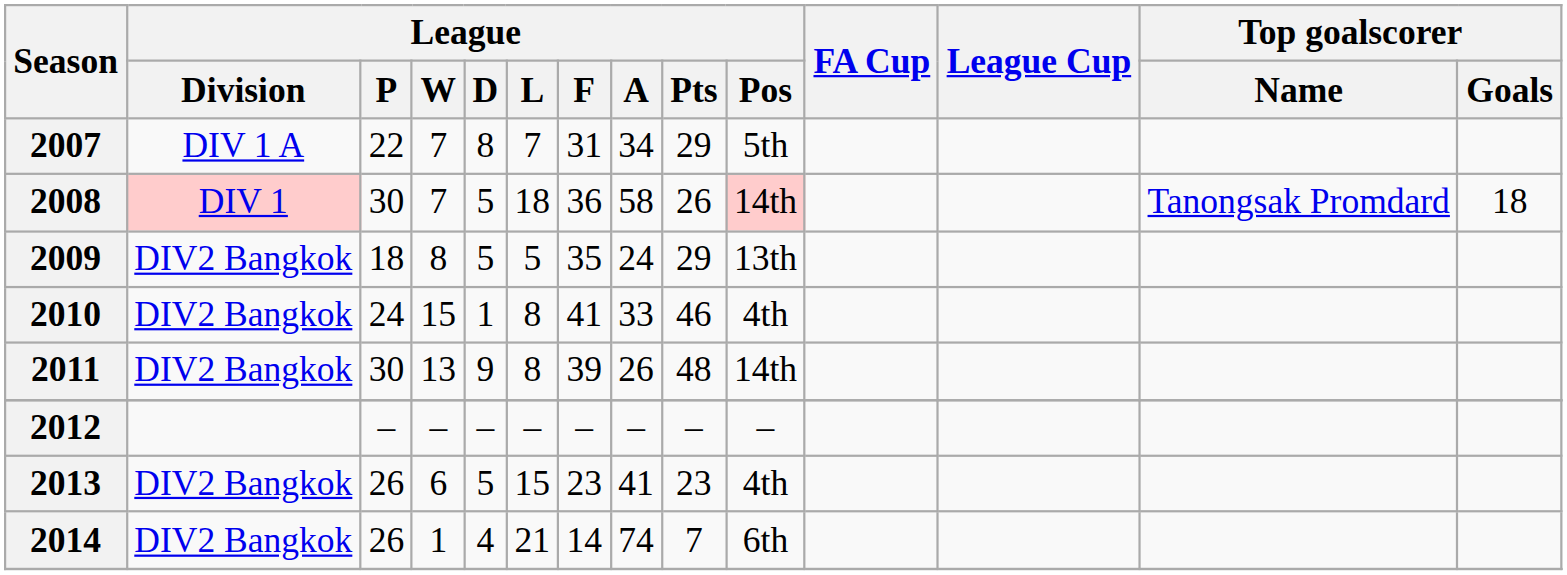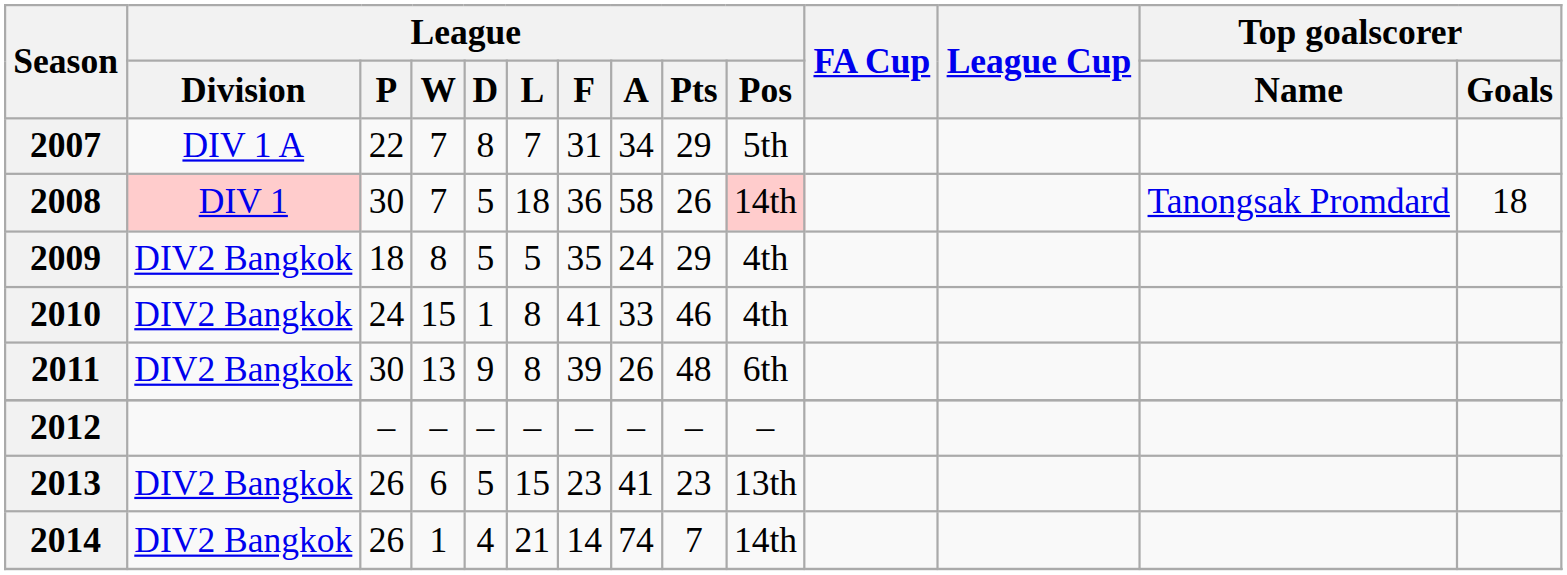(766, 257) 13th -> (766, 257) 4th
(766, 370) 14th -> (766, 370) 6th
(766, 483) 4th -> (766, 483) 13th
(766, 539) 6th -> (766, 539) 14th
